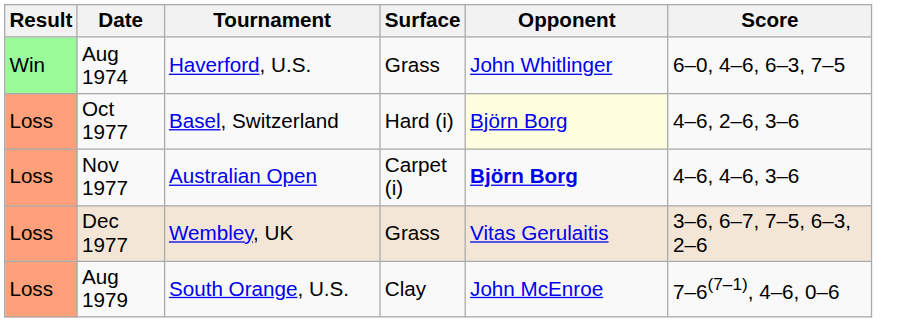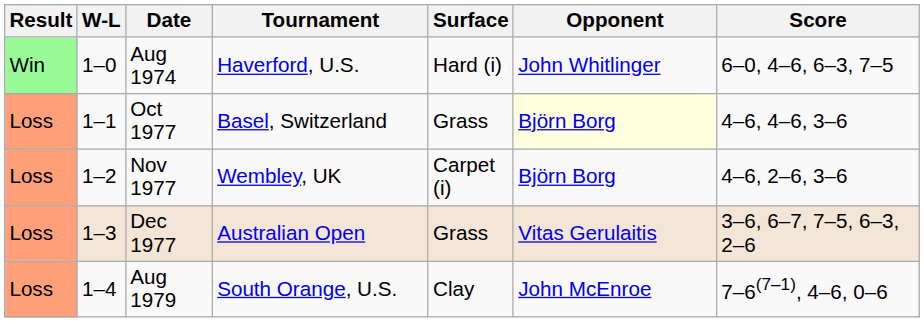+ column: (101, 20)
(412, 65) Grass -> (467, 65) Hard (i)
(419, 121) Hard (i) -> (461, 121) Grass
(736, 121) 4–6, 2–6, 3–6 -> (784, 121) 4–6, 4–6, 3–6
(243, 177) Australian Open -> (279, 177) Wembley, UK
(524, 177) bold -> (567, 177) normal
(736, 177) 4–6, 4–6, 3–6 -> (784, 177) 4–6, 2–6, 3–6
(231, 233) Wembley, UK -> (291, 233) Australian Open
